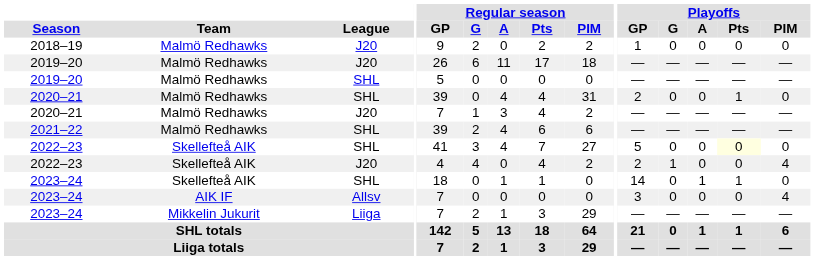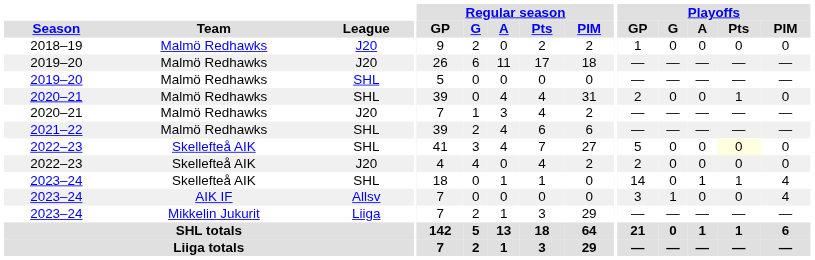(673, 163) 1 -> (673, 163) 0
(786, 163) 4 -> (786, 163) 0
(786, 180) 0 -> (786, 180) 4
(673, 197) 0 -> (673, 197) 1
